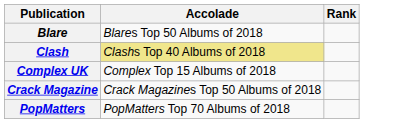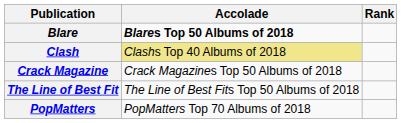(183, 33) normal -> (209, 33) bold
- row: (52, 71)
+ row: (63, 90)
